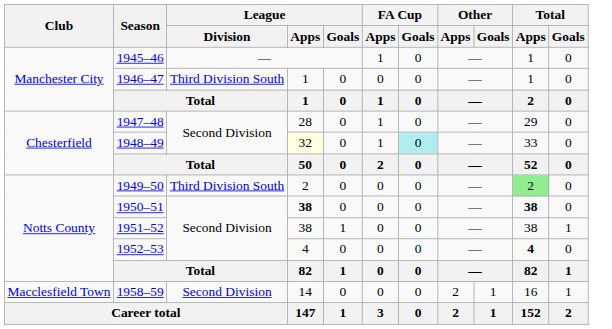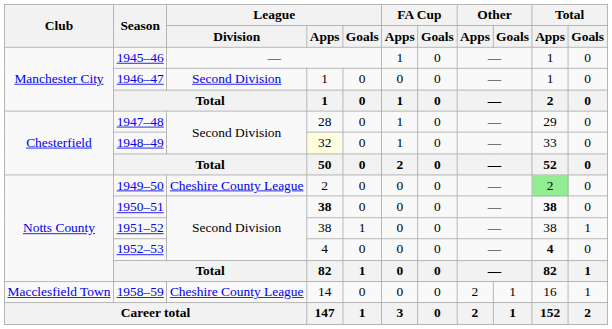(227, 79) Third Division South -> (237, 79) Second Division
(418, 143) paleturquoise background -> (437, 143) no background
(227, 185) Third Division South -> (237, 185) Cheshire County League
(227, 292) Second Division -> (237, 292) Cheshire County League
